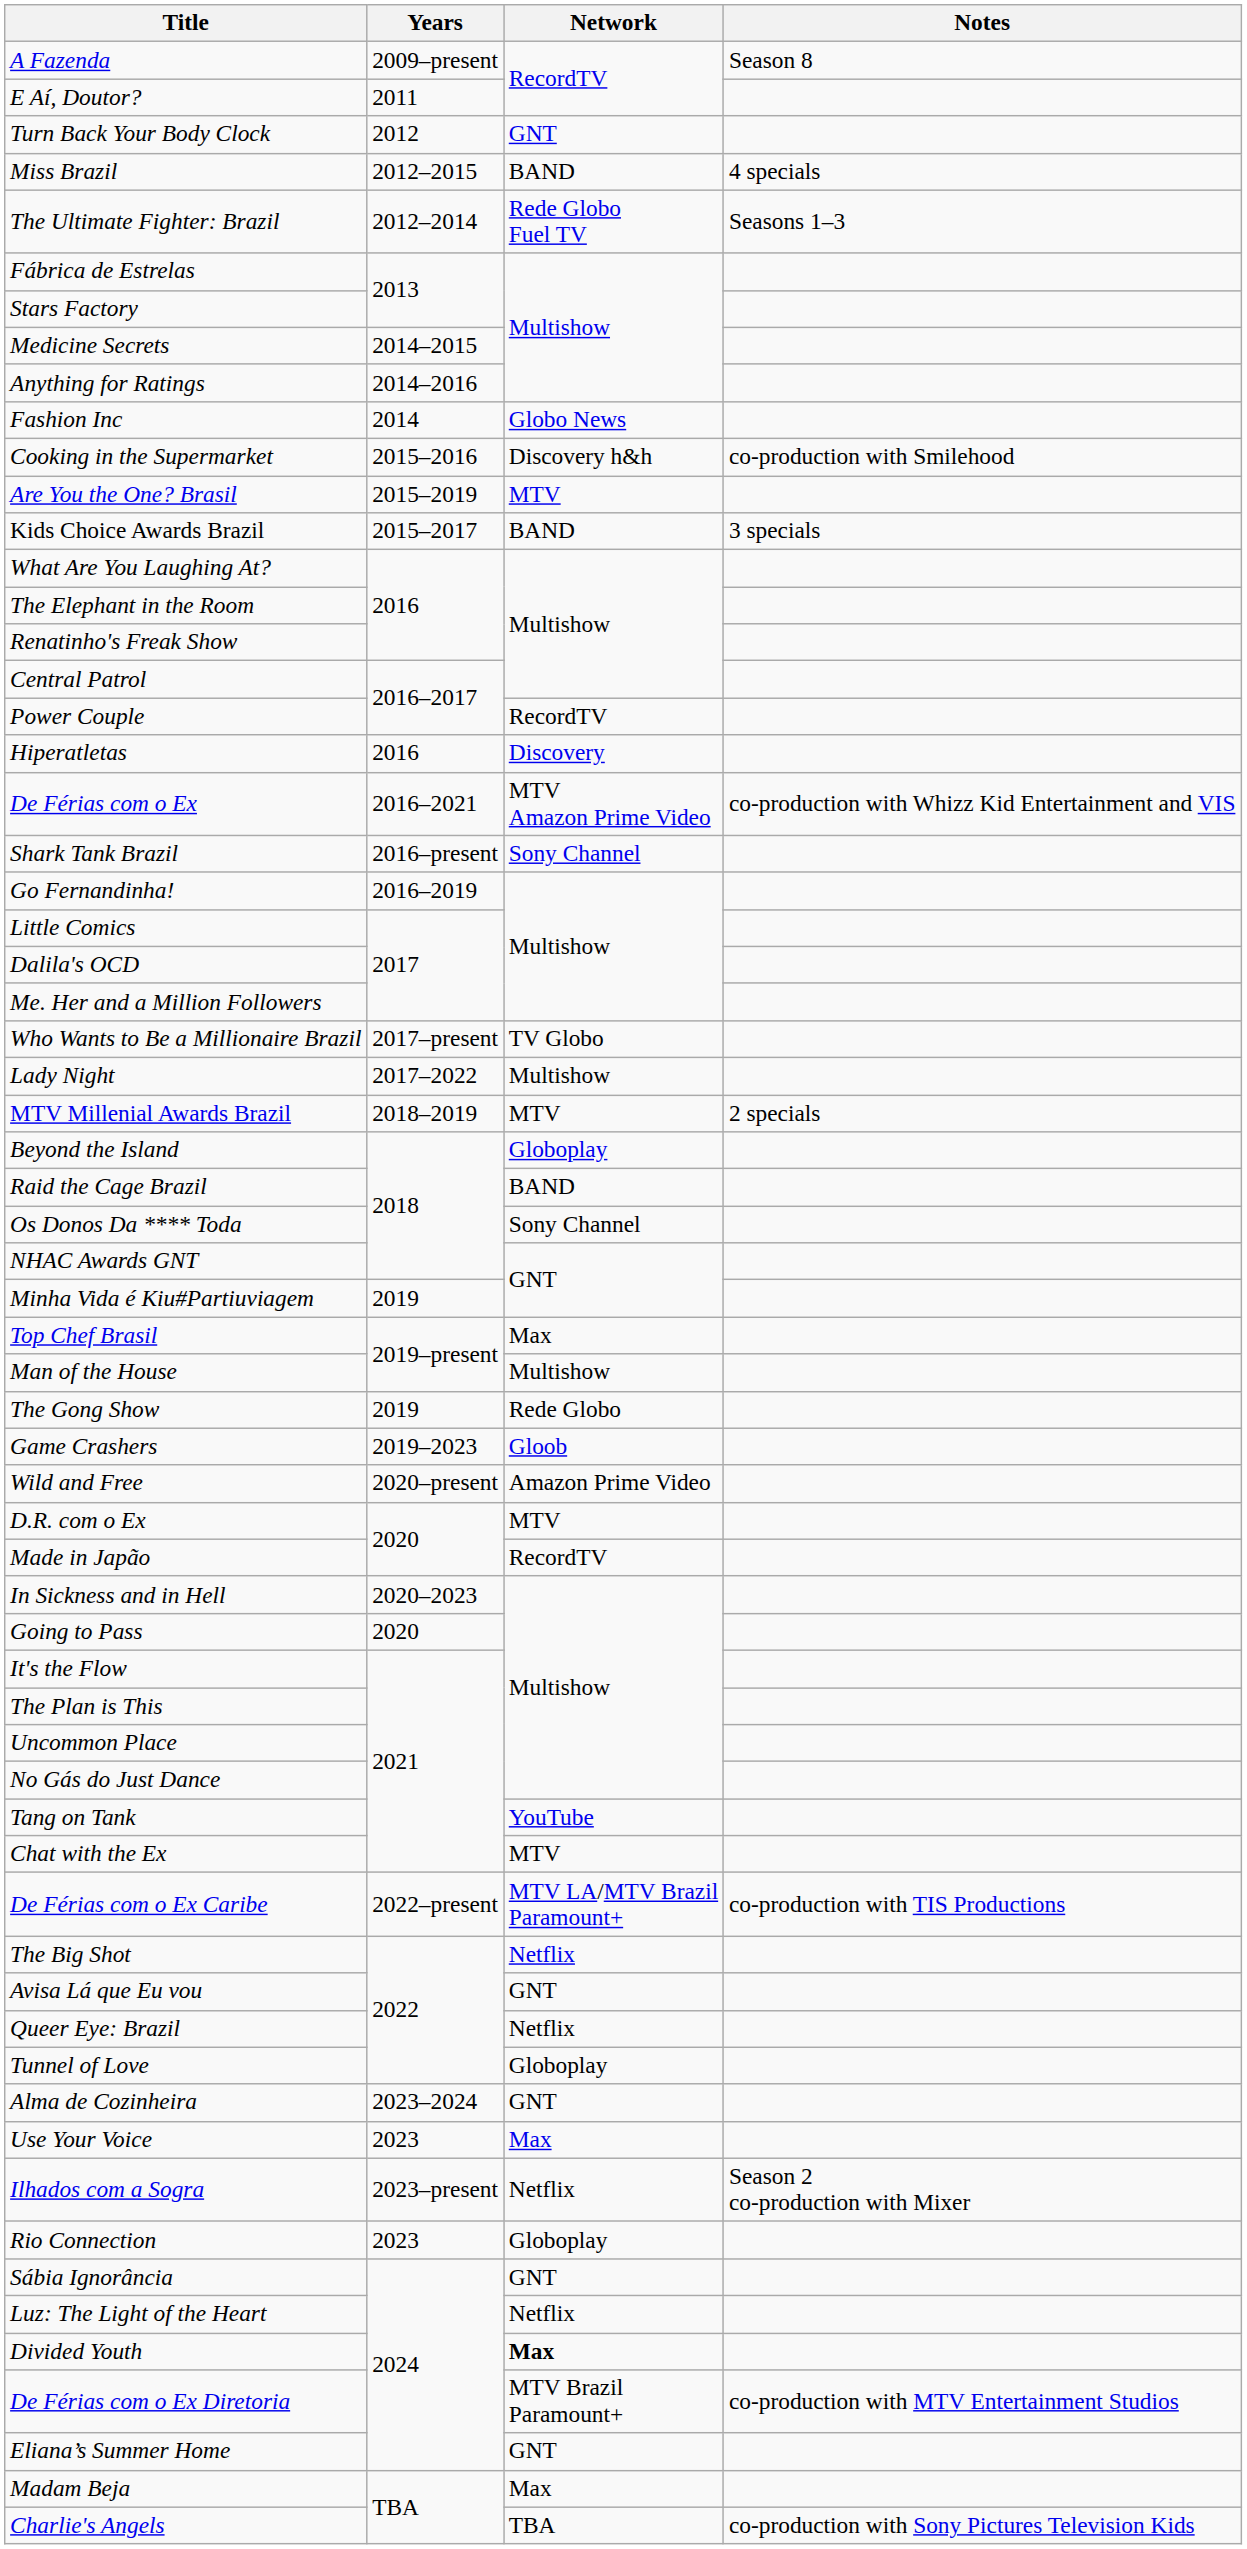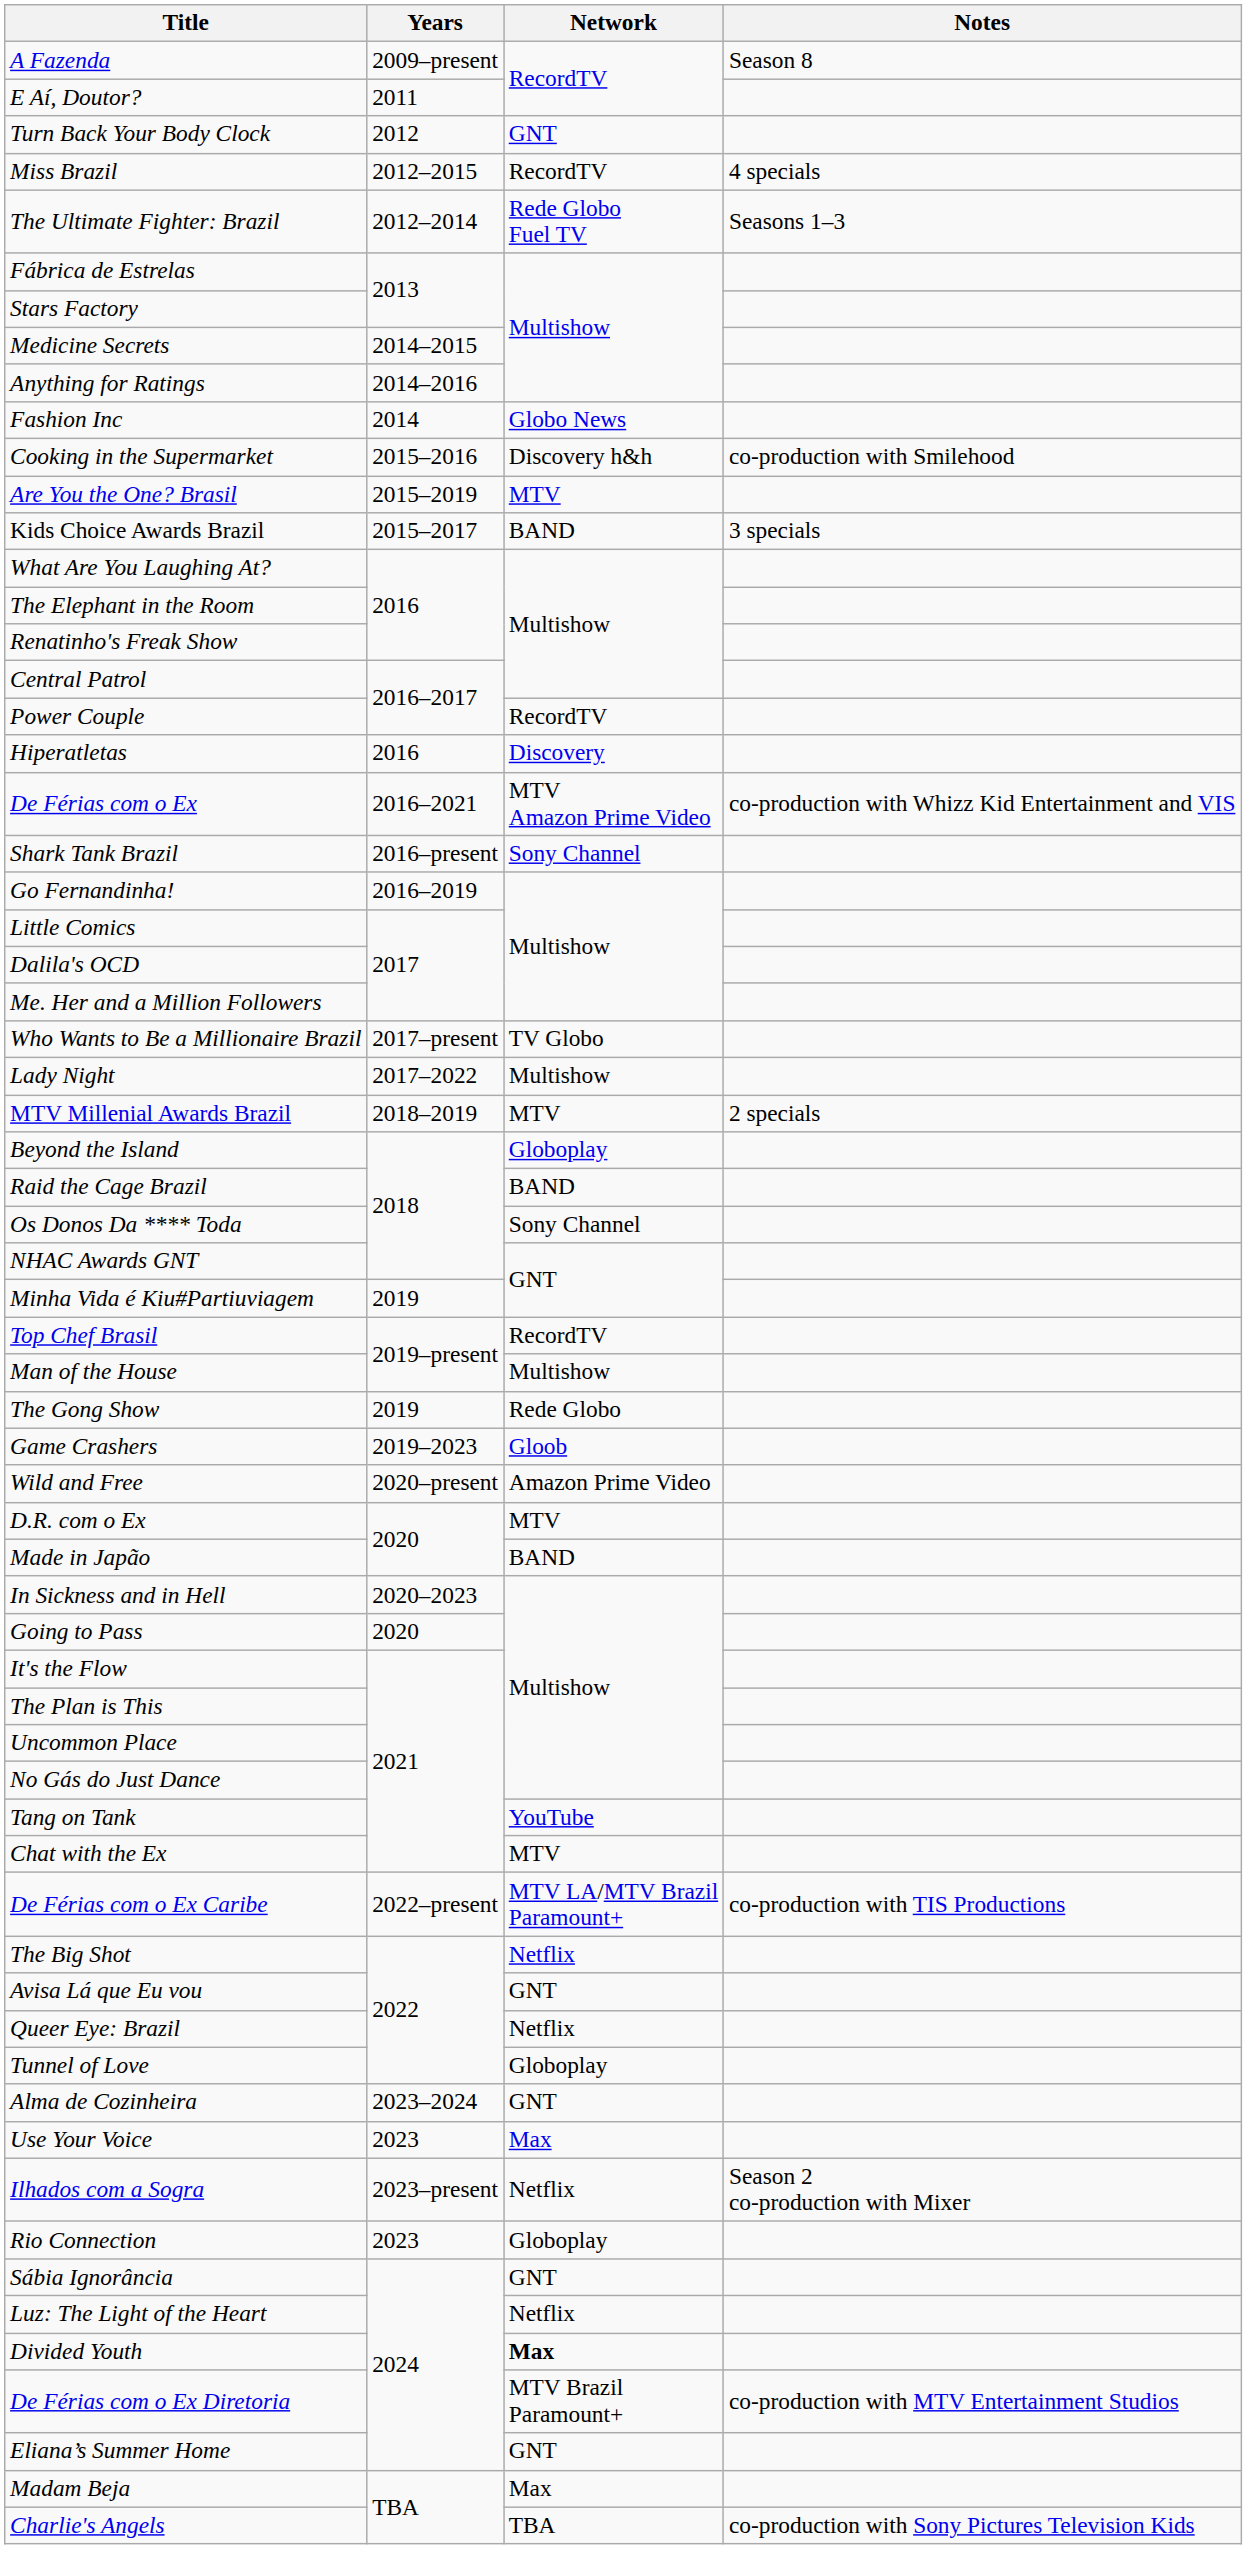(542, 171) BAND -> (558, 171) RecordTV
(530, 1335) Max -> (558, 1335) RecordTV
(558, 1557) RecordTV -> (542, 1557) BAND
